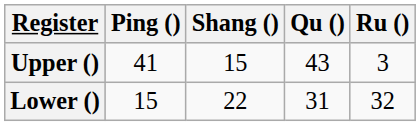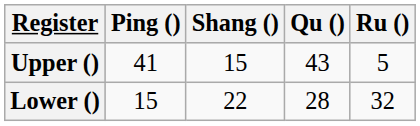(383, 62) 3 -> (383, 62) 5
(318, 100) 31 -> (318, 100) 28
